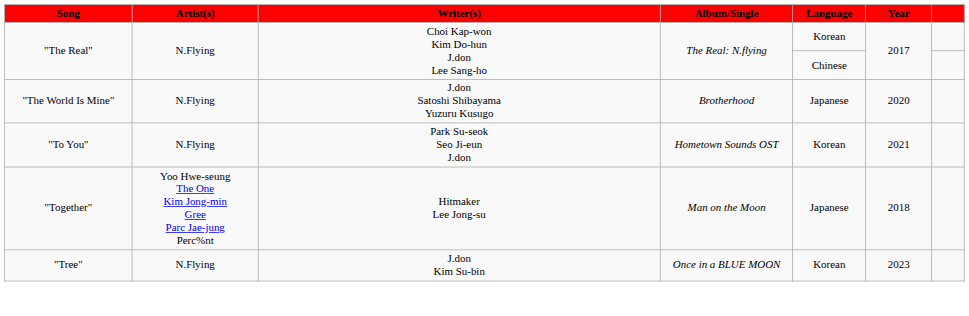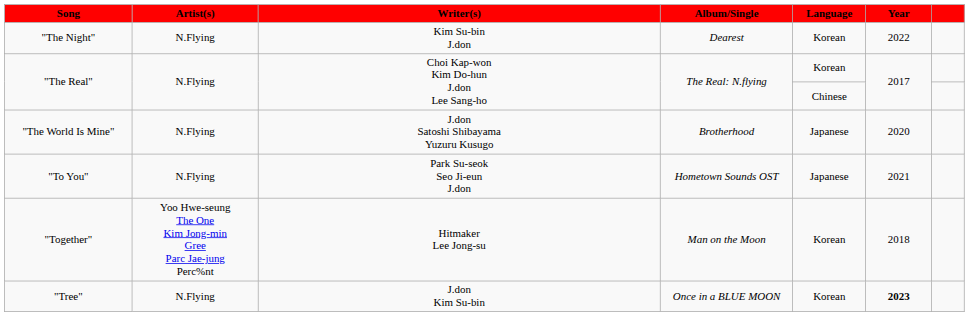+ row: (68, 38)
(829, 145) Korean -> (829, 176) Japanese
(829, 208) Japanese -> (829, 239) Korean
(899, 265) normal -> (899, 296) bold
